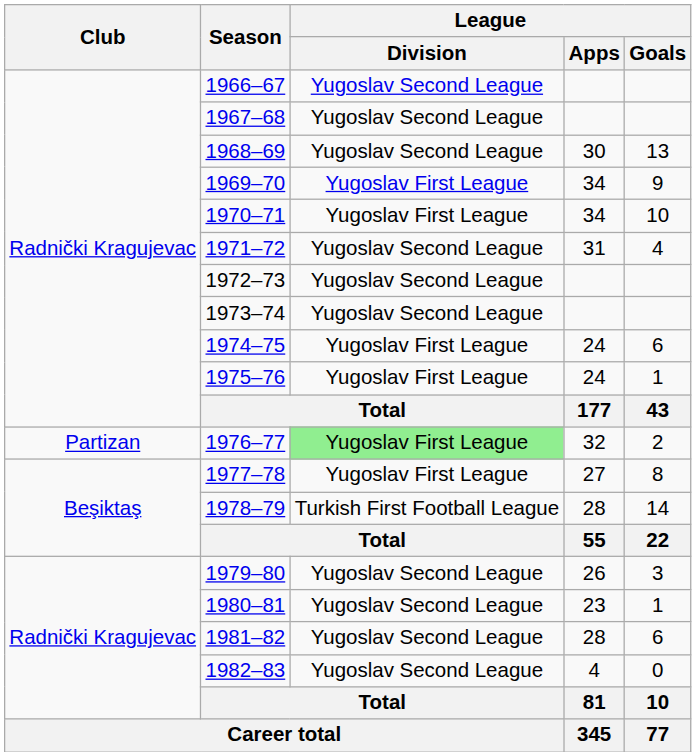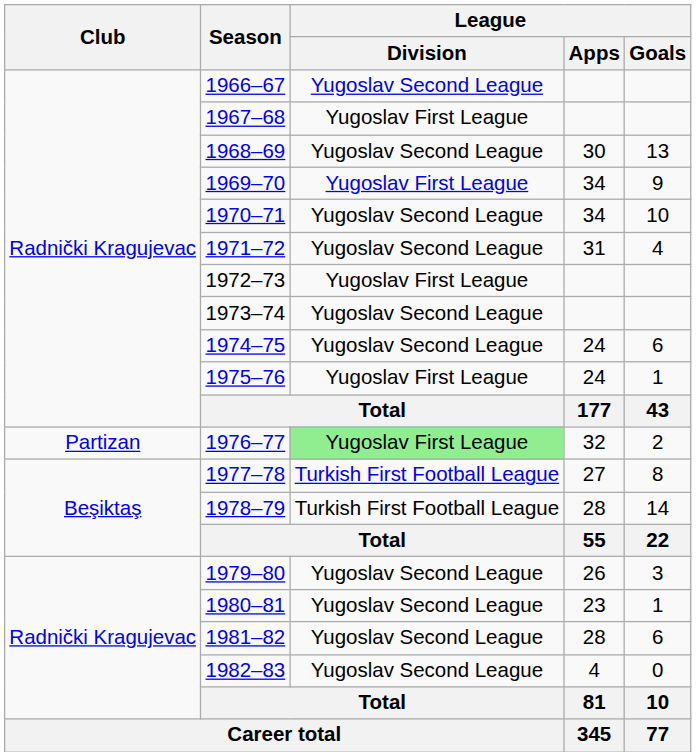(427, 118) Yugoslav Second League -> (427, 118) Yugoslav First League
(427, 215) Yugoslav First League -> (427, 215) Yugoslav Second League
(427, 280) Yugoslav Second League -> (427, 280) Yugoslav First League
(427, 345) Yugoslav First League -> (427, 345) Yugoslav Second League
(427, 475) Yugoslav First League -> (427, 475) Turkish First Football League
